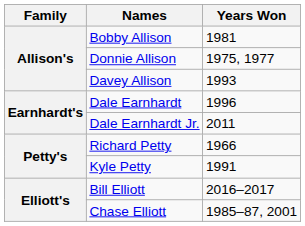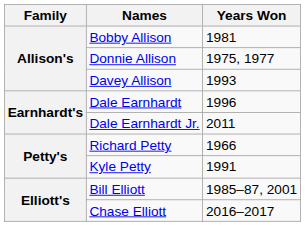(240, 189) 2016–2017 -> (252, 189) 1985–87, 2001
(252, 210) 1985–87, 2001 -> (240, 210) 2016–2017
